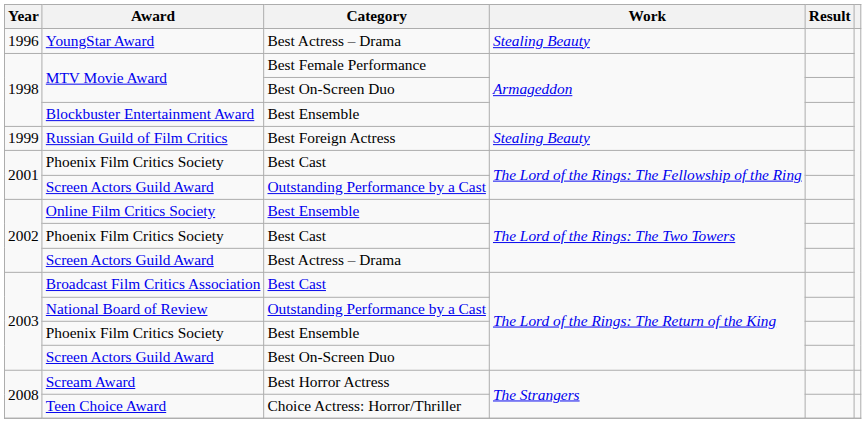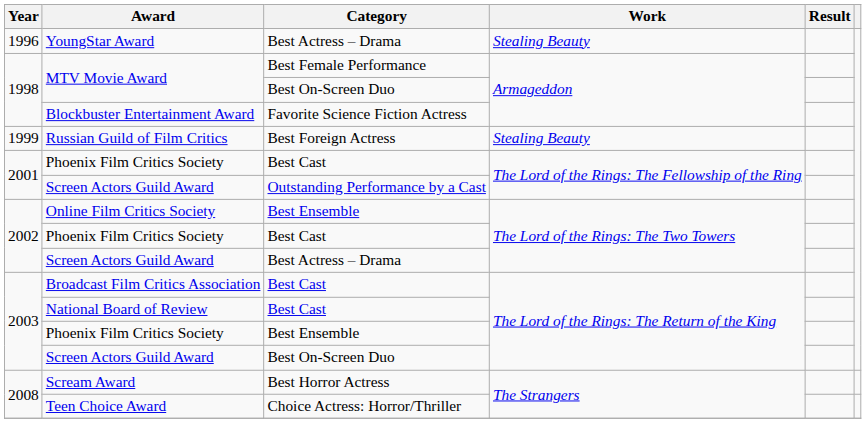(313, 114) Best Ensemble -> (367, 114) Favorite Science Fiction Actress
(377, 308) Outstanding Performance by a Cast -> (297, 308) Best Cast
